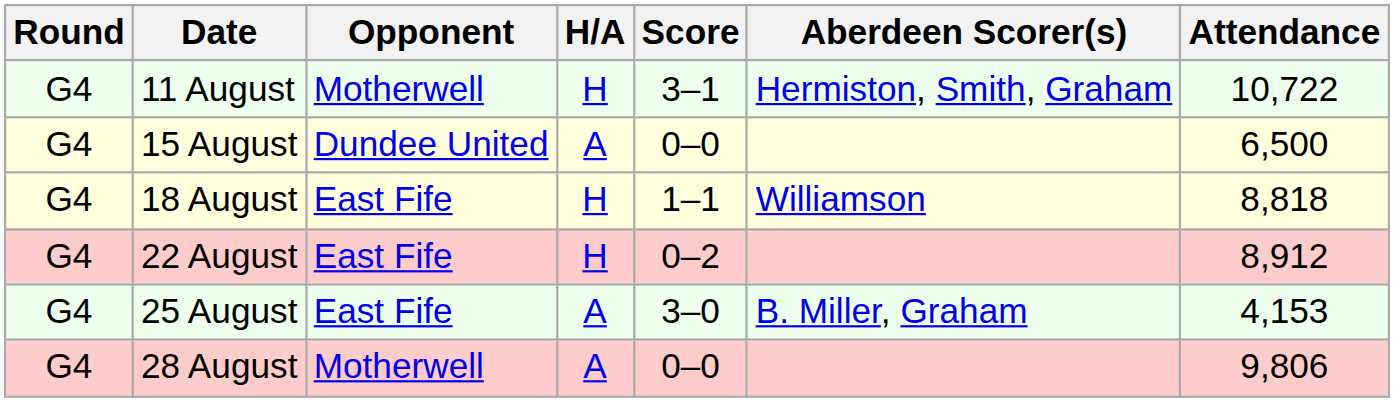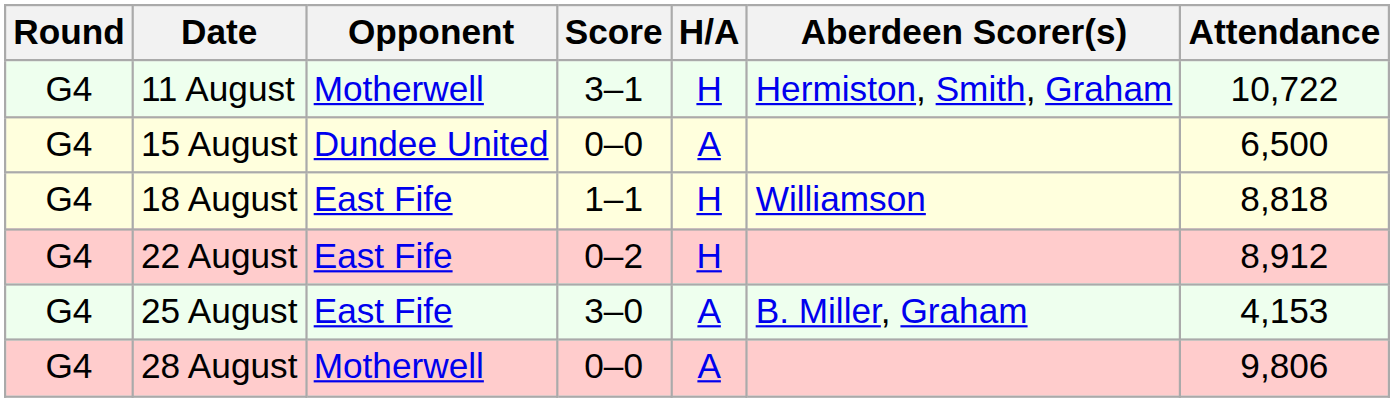columns swapped: (595, 32) <-> (691, 32)
